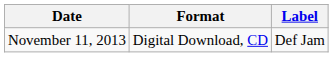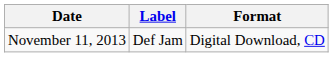columns swapped: (200, 16) <-> (300, 16)
